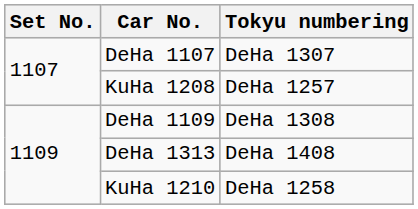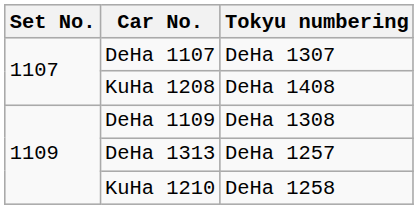(280, 88) DeHa 1257 -> (280, 88) DeHa 1408
(280, 154) DeHa 1408 -> (280, 154) DeHa 1257
